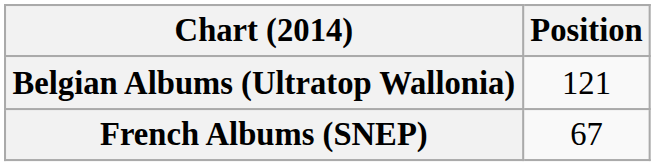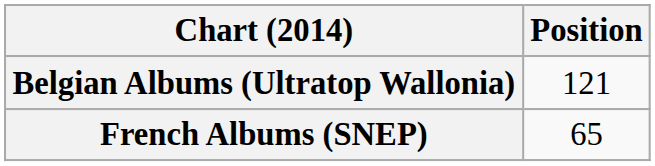(586, 133) 67 -> (586, 133) 65
